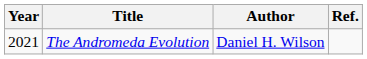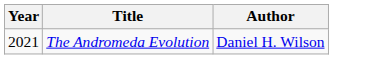- column: (345, 16)
